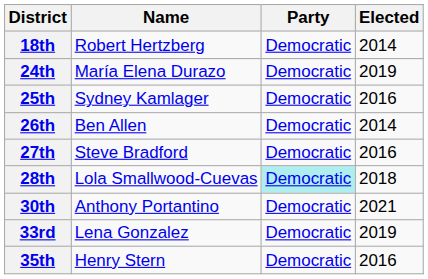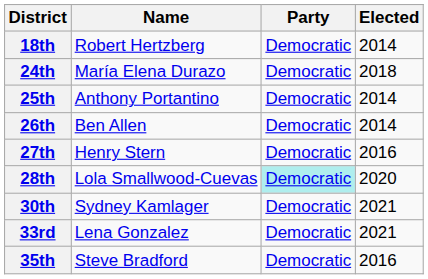(378, 71) 2019 -> (378, 71) 2018
(142, 98) Sydney Kamlager -> (147, 98) Anthony Portantino
(378, 98) 2016 -> (378, 98) 2014
(131, 152) Steve Bradford -> (120, 152) Henry Stern
(378, 179) 2018 -> (378, 179) 2020
(147, 206) Anthony Portantino -> (142, 206) Sydney Kamlager
(378, 233) 2019 -> (378, 233) 2021
(120, 260) Henry Stern -> (131, 260) Steve Bradford
